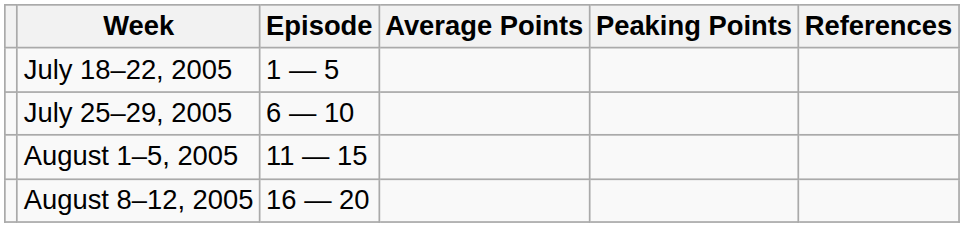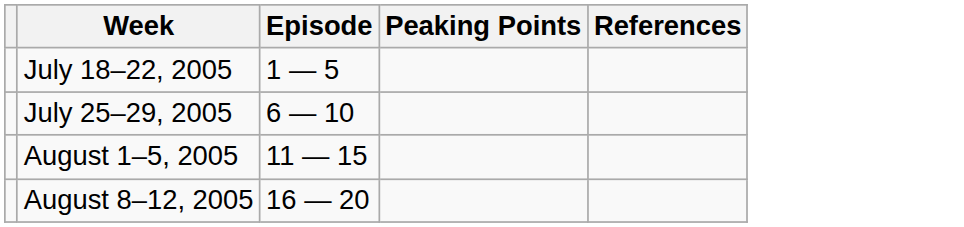- column: (484, 26)
